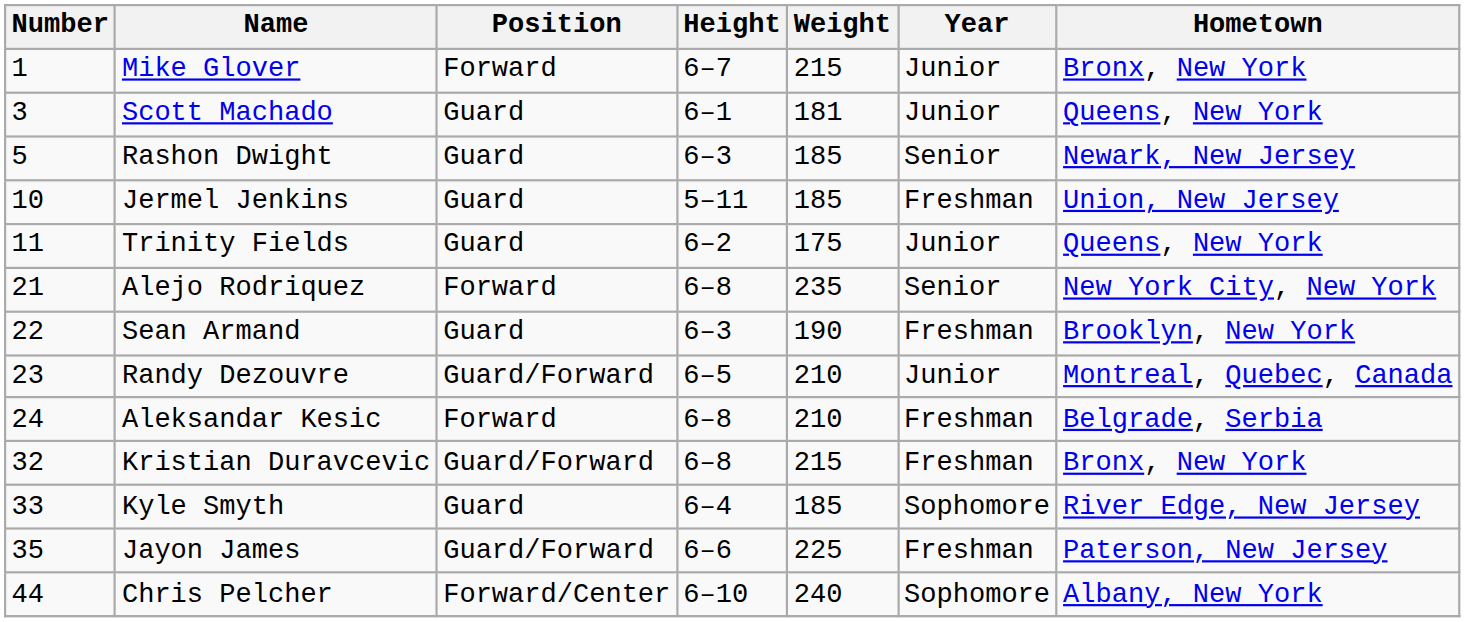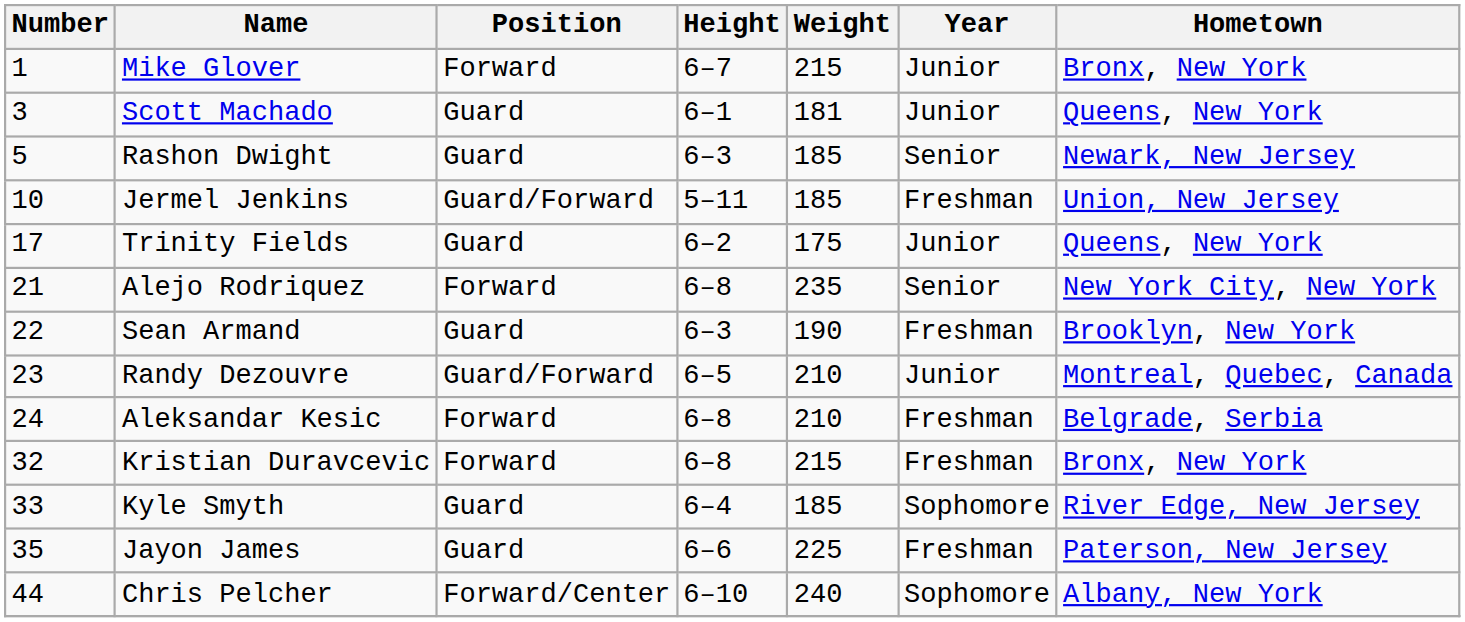(484, 202) Guard -> (549, 202) Guard/Forward
(28, 246) 11 -> (28, 246) 17
(549, 464) Guard/Forward -> (500, 464) Forward
(549, 551) Guard/Forward -> (484, 551) Guard
